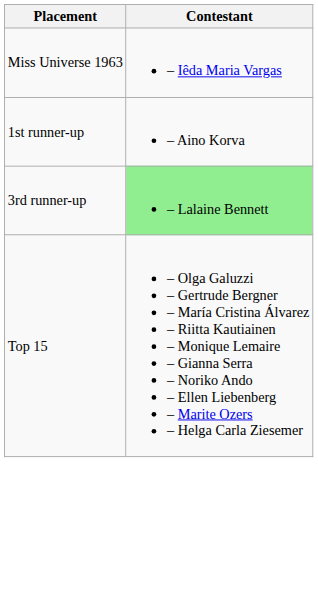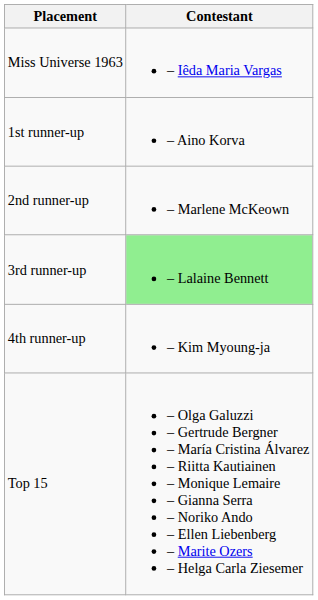+ row: (48, 200)
+ row: (47, 338)
